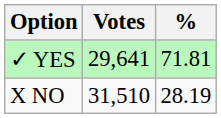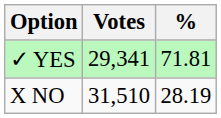(119, 58) 29,641 -> (119, 58) 29,341
